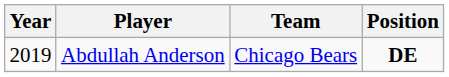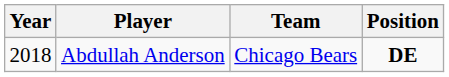(30, 54) 2019 -> (30, 54) 2018
